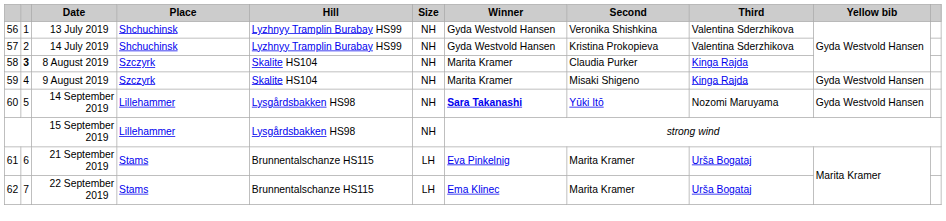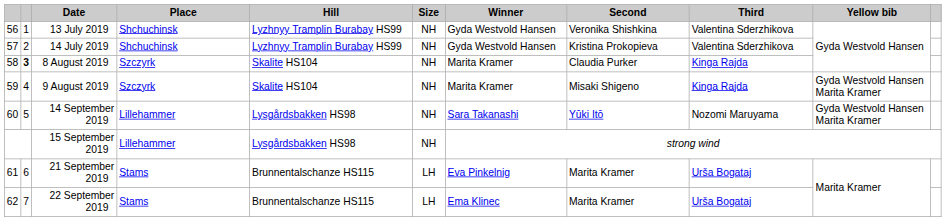(870, 80) Gyda Westvold Hansen -> (870, 86) Gyda Westvold Hansen Marita Kramer
(485, 103) bold -> (483, 115) normal
(870, 103) Gyda Westvold Hansen -> (870, 115) Gyda Westvold Hansen Marita Kramer
